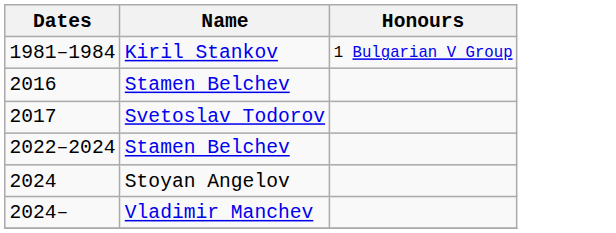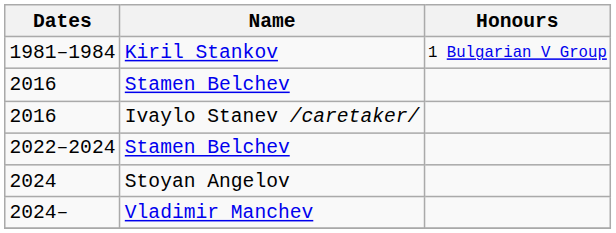+ row: (33, 117)
- row: (33, 117)
